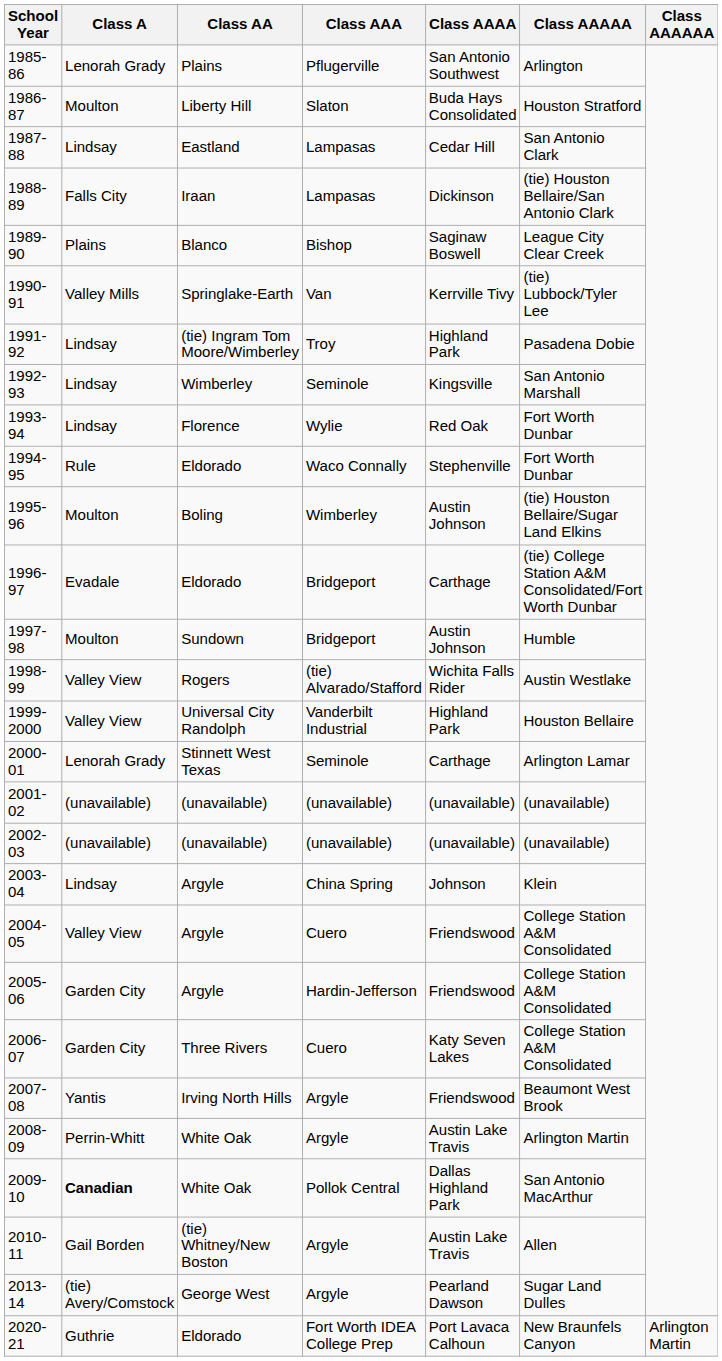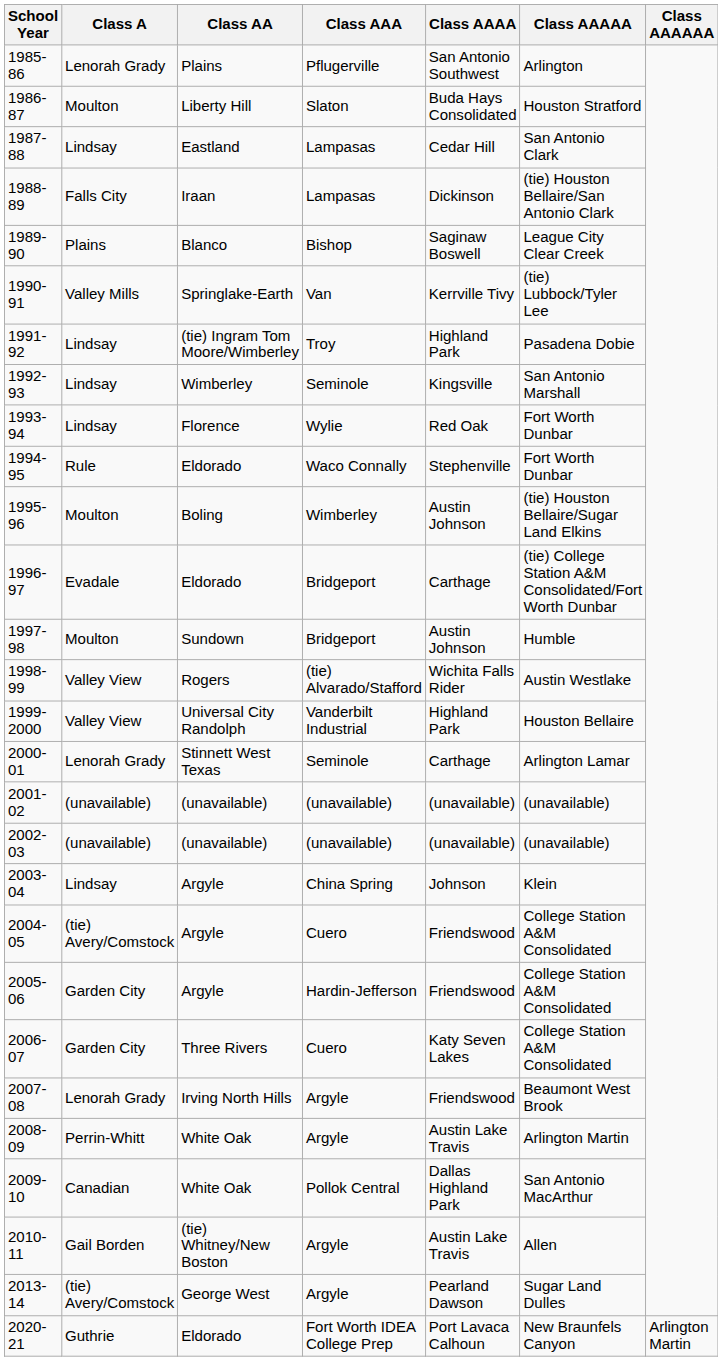(103, 933) Valley View -> (120, 933) (tie) Avery/Comstock
(85, 1098) Yantis -> (115, 1098) Lenorah Grady
(99, 1188) bold -> (97, 1188) normal
